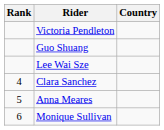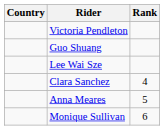columns swapped: (19, 13) <-> (138, 13)
